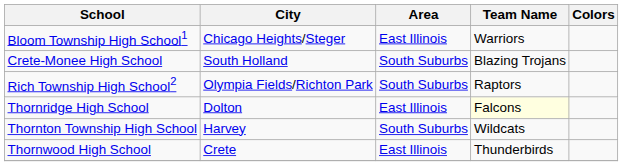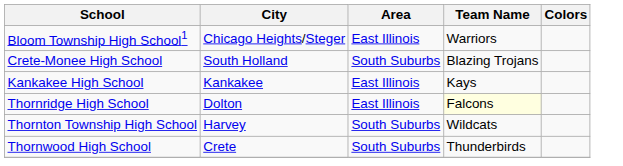+ row: (76, 82)
- row: (92, 84)
(413, 150) East Illinois -> (396, 146) South Suburbs
